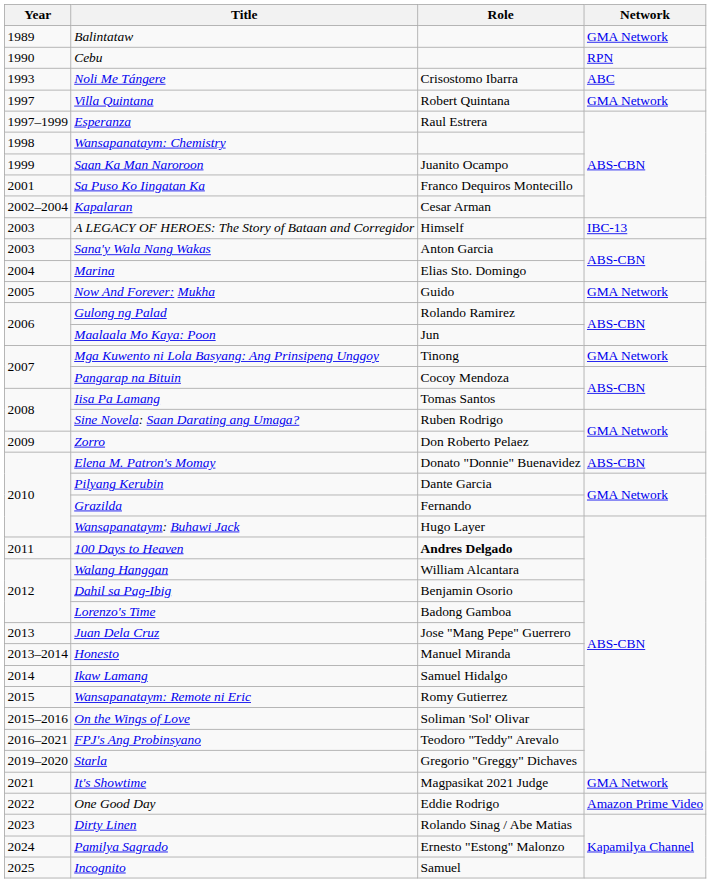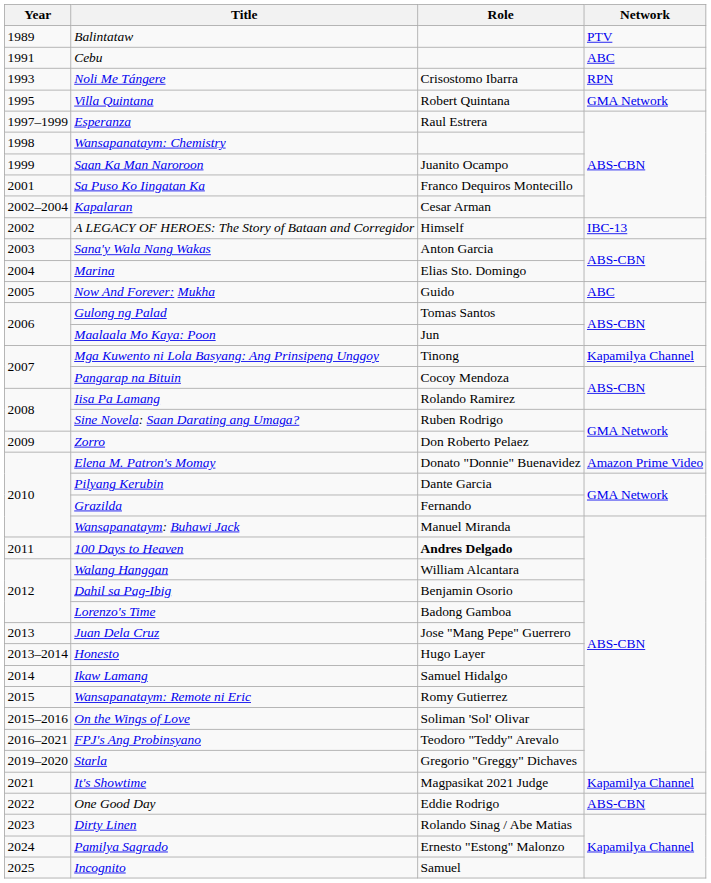(627, 36) GMA Network -> (600, 36) PTV
(21, 57) 1990 -> (21, 57) 1991
(600, 57) RPN -> (601, 57) ABC
(601, 79) ABC -> (600, 79) RPN
(21, 100) 1997 -> (21, 100) 1995
(21, 228) 2003 -> (21, 228) 2002
(627, 292) GMA Network -> (601, 292) ABC
(468, 313) Rolando Ramirez -> (458, 313) Tomas Santos
(627, 356) GMA Network -> (641, 356) Kapamilya Channel
(458, 398) Tomas Santos -> (468, 398) Rolando Ramirez
(616, 462) ABS-CBN -> (645, 462) Amazon Prime Video
(453, 526) Hugo Layer -> (465, 526) Manuel Miranda
(465, 654) Manuel Miranda -> (453, 654) Hugo Layer
(627, 782) GMA Network -> (641, 782) Kapamilya Channel
(645, 803) Amazon Prime Video -> (616, 803) ABS-CBN
